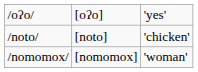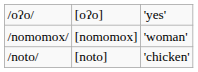rows swapped: (38, 57) <-> (23, 36)
